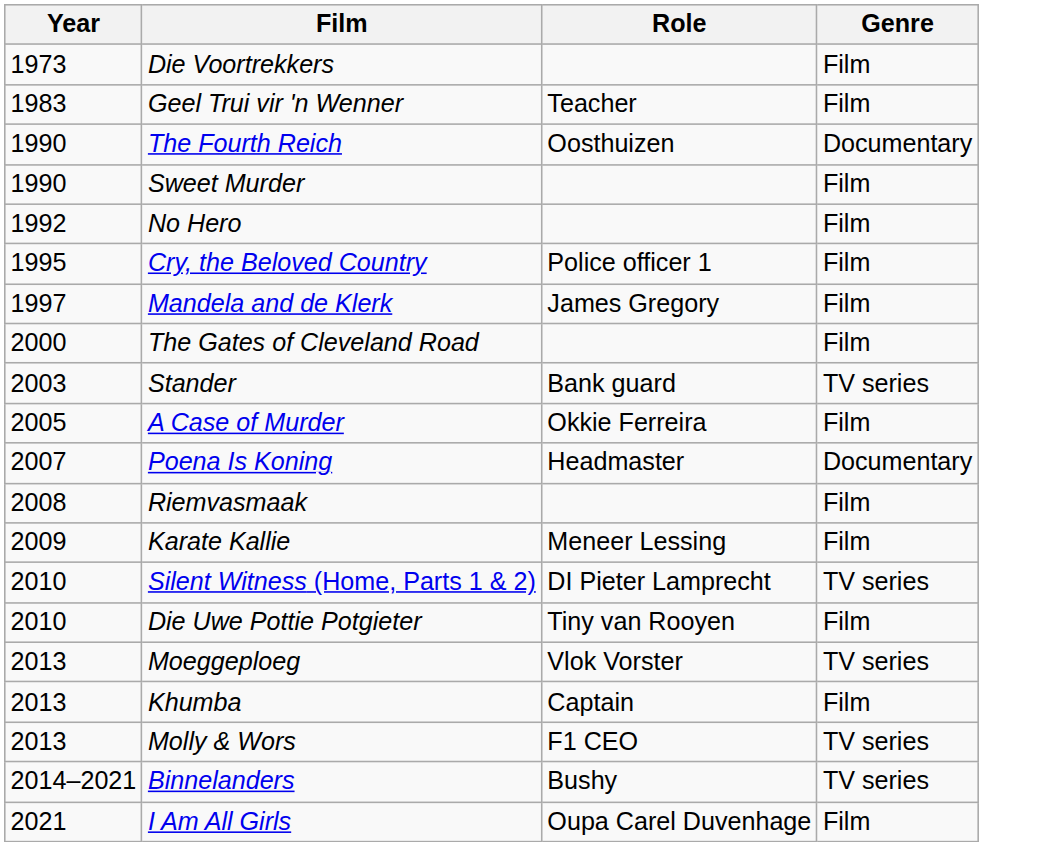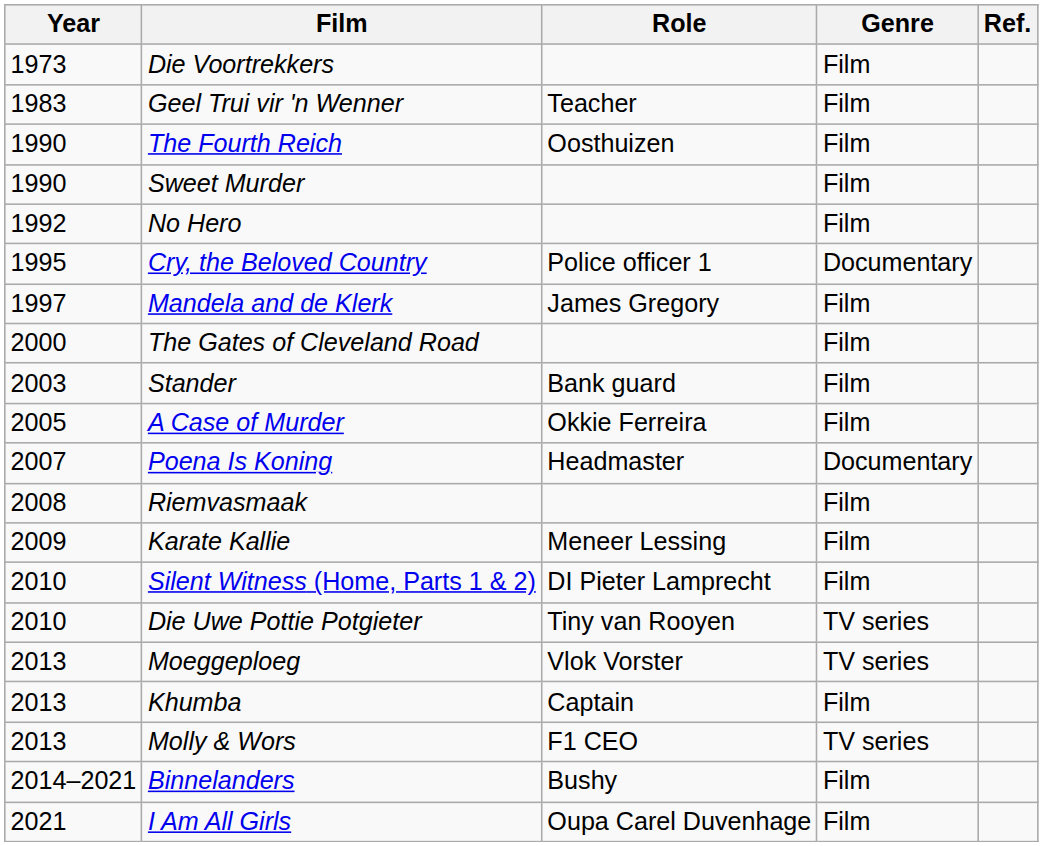+ column: (1008, 24)
(898, 143) Documentary -> (847, 143) Film
(847, 263) Film -> (898, 263) Documentary
(876, 382) TV series -> (847, 382) Film
(876, 582) TV series -> (847, 582) Film
(847, 622) Film -> (876, 622) TV series
(876, 781) TV series -> (847, 781) Film
